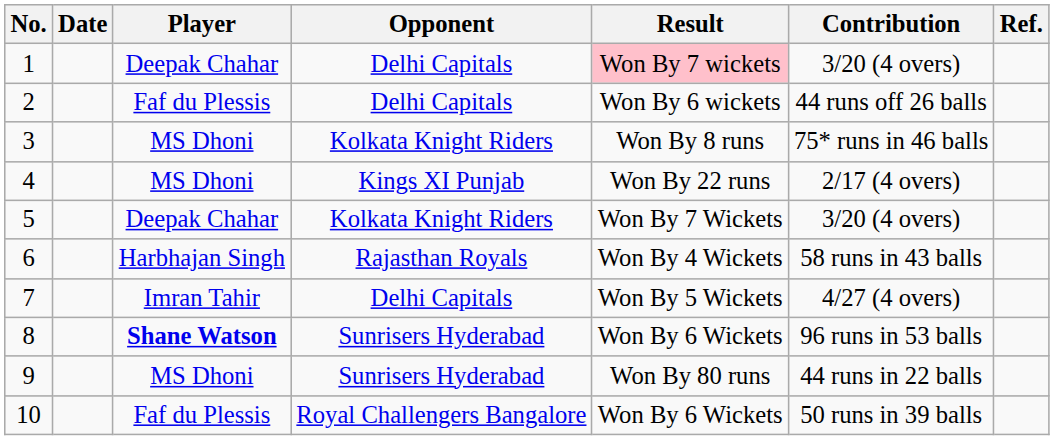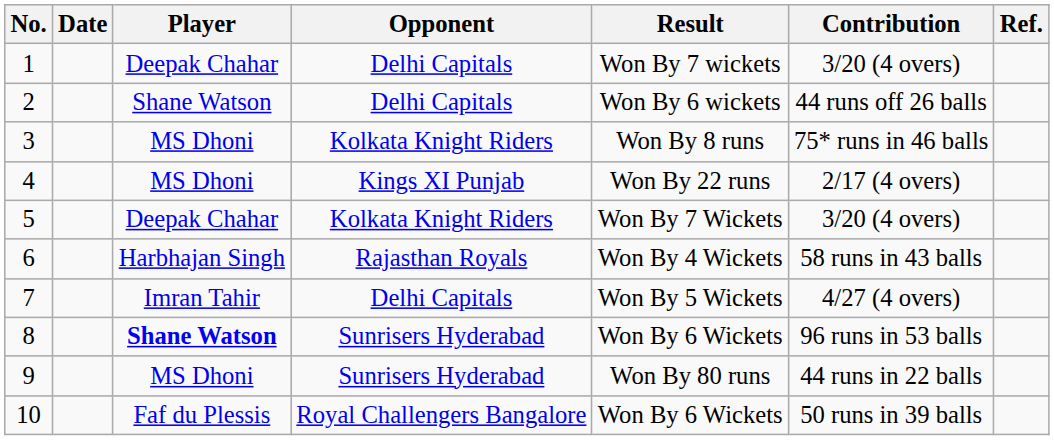(690, 63) pink background -> (690, 63) no background
(202, 102) Faf du Plessis -> (202, 102) Shane Watson
